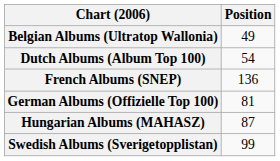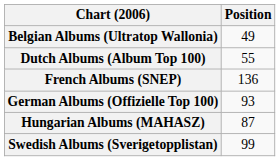(248, 58) 54 -> (248, 58) 55
(248, 101) 81 -> (248, 101) 93
